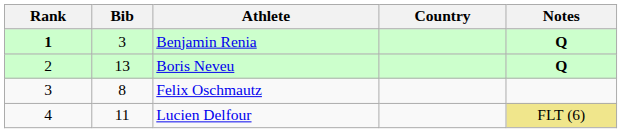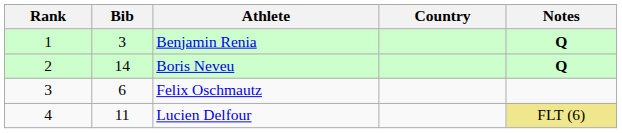(48, 41) bold -> (48, 41) normal
(122, 66) 13 -> (122, 66) 14
(122, 90) 8 -> (122, 90) 6
